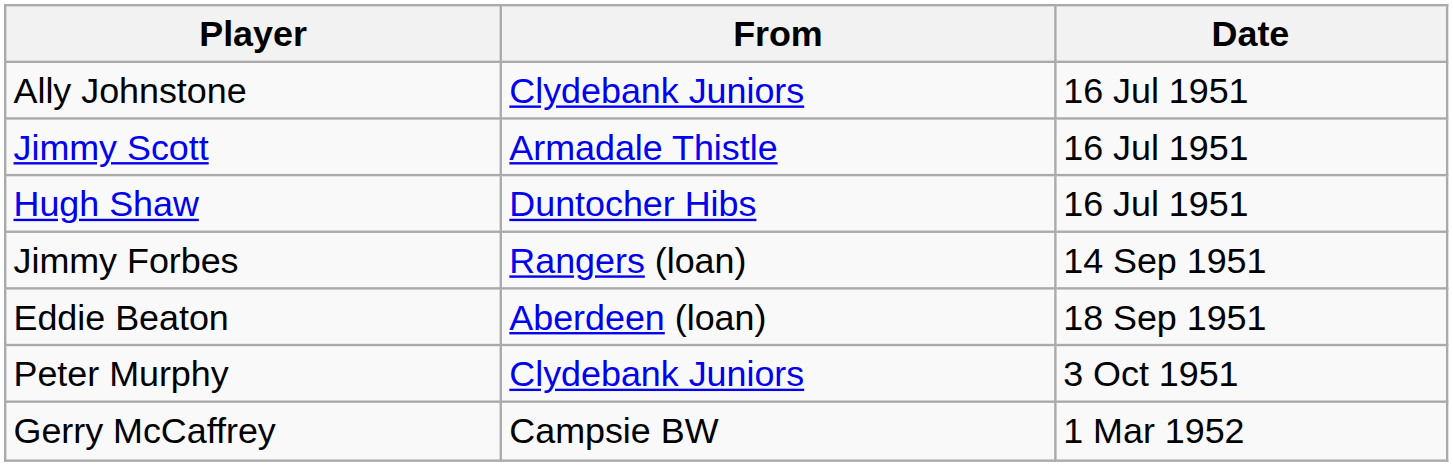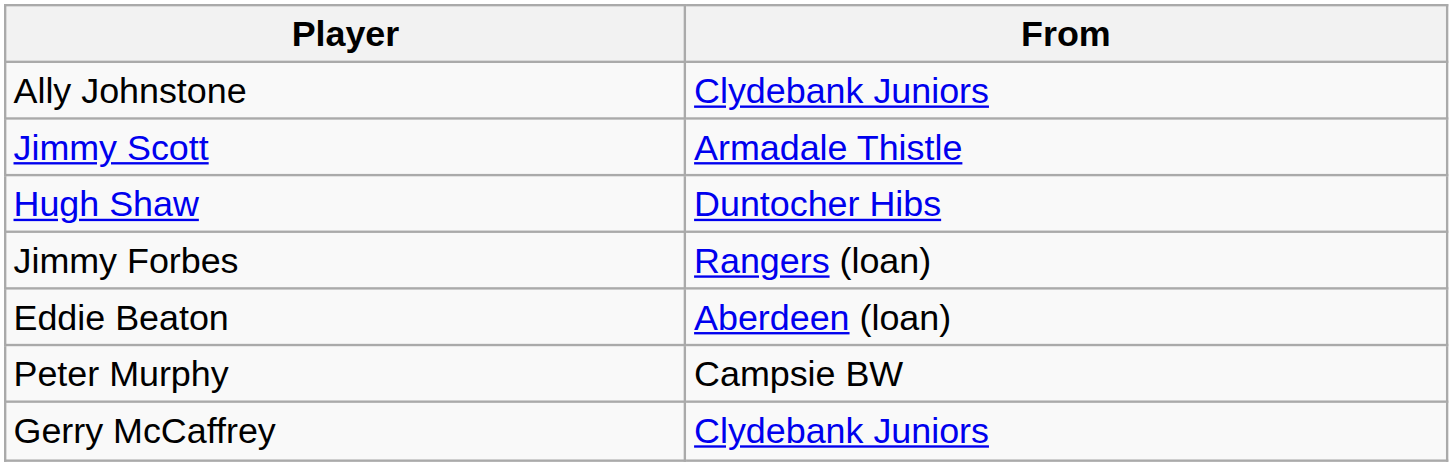- column: (1250, 34)
(657, 374) Clydebank Juniors -> (799, 374) Campsie BW
(614, 431) Campsie BW -> (842, 431) Clydebank Juniors
